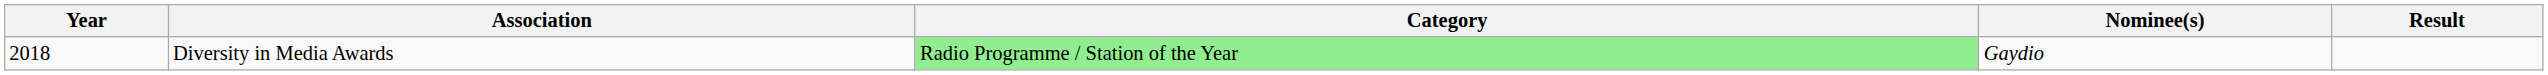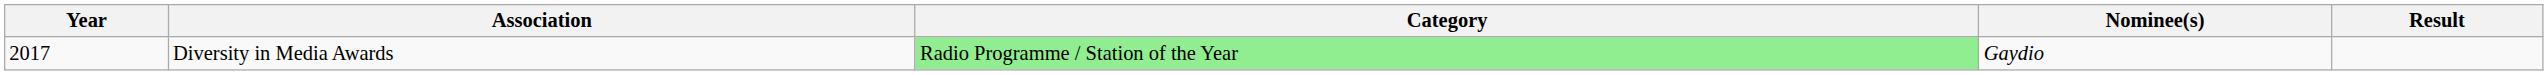(30, 53) 2018 -> (30, 53) 2017
